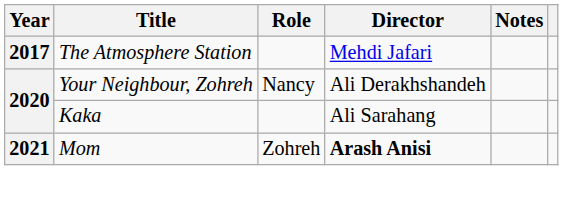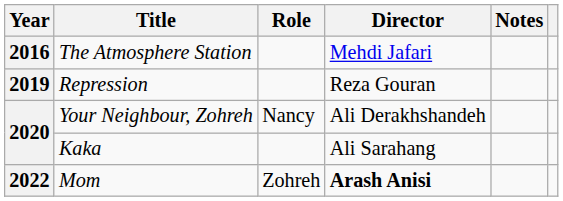(29, 52) 2017 -> (29, 52) 2016
+ row: (103, 84)
(29, 148) 2021 -> (29, 180) 2022
